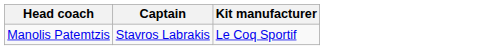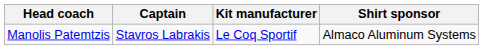+ column: (399, 14)
